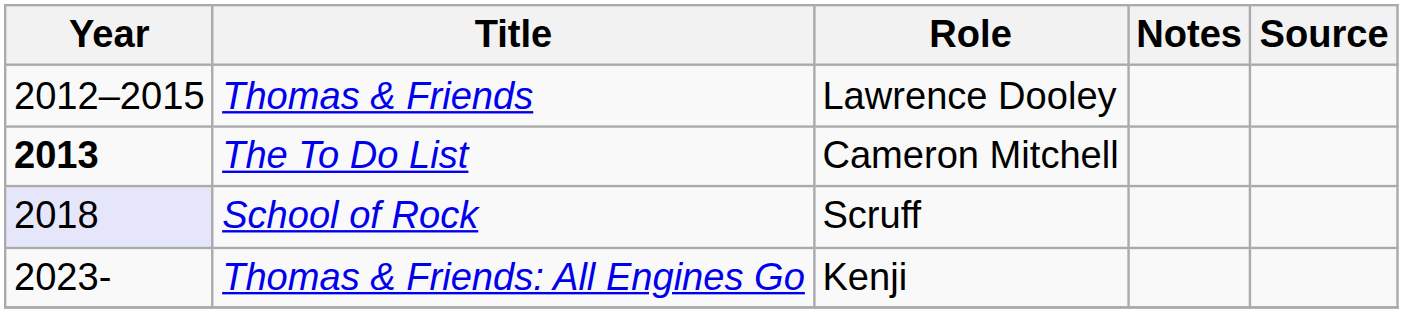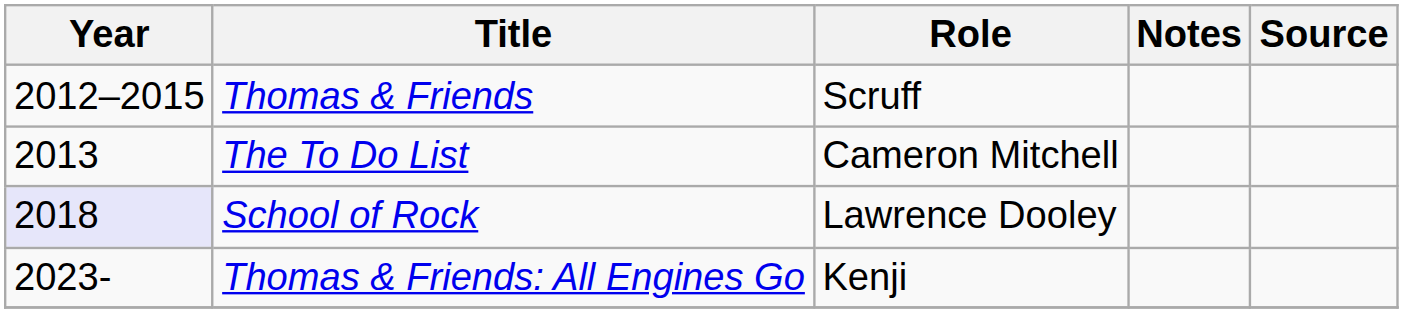(970, 95) Lawrence Dooley -> (872, 95) Scruff
(56, 155) bold -> (56, 155) normal
(872, 215) Scruff -> (970, 215) Lawrence Dooley
